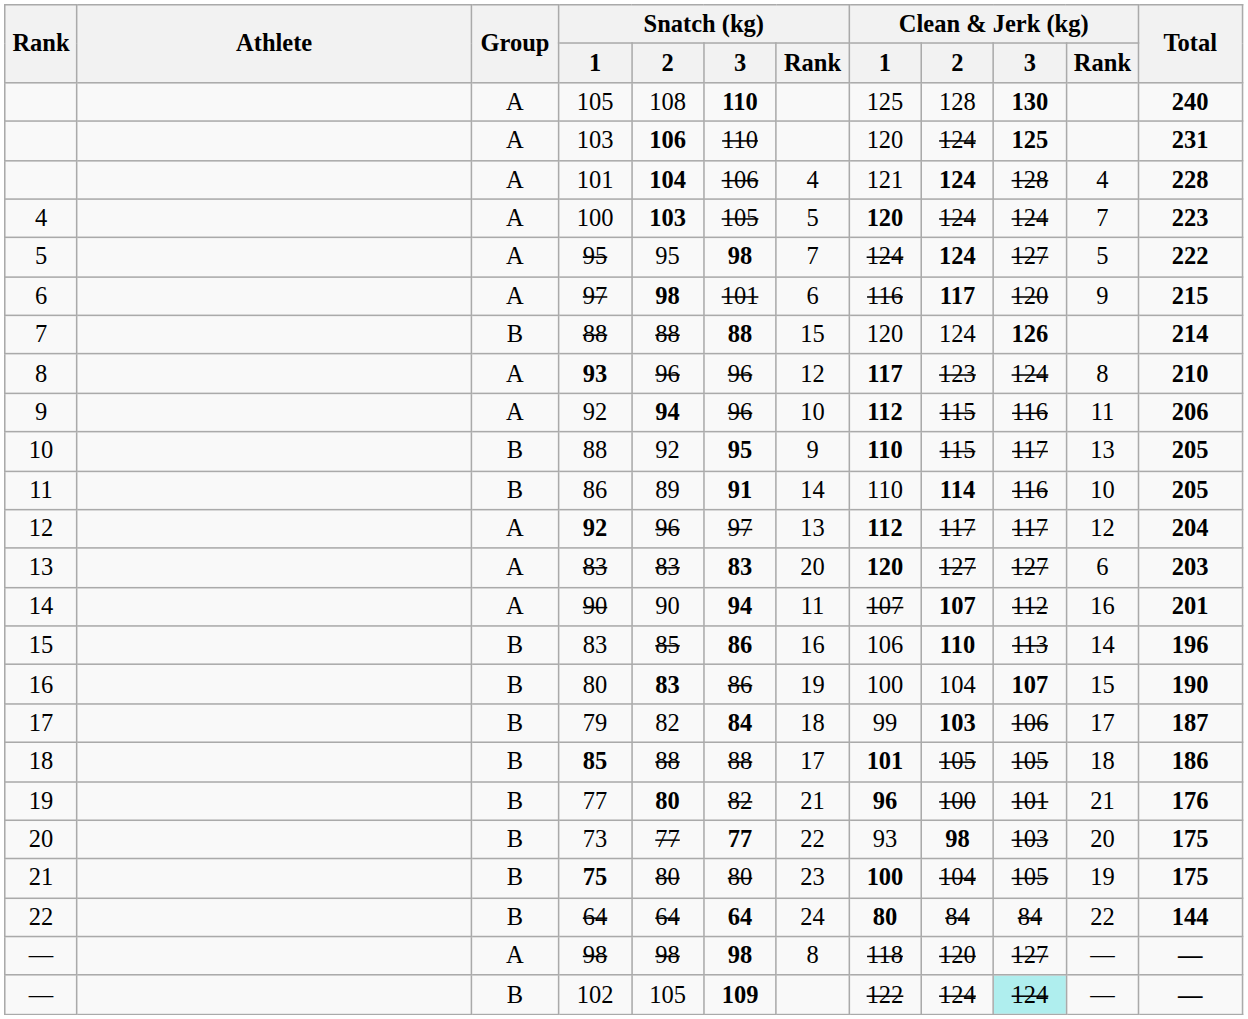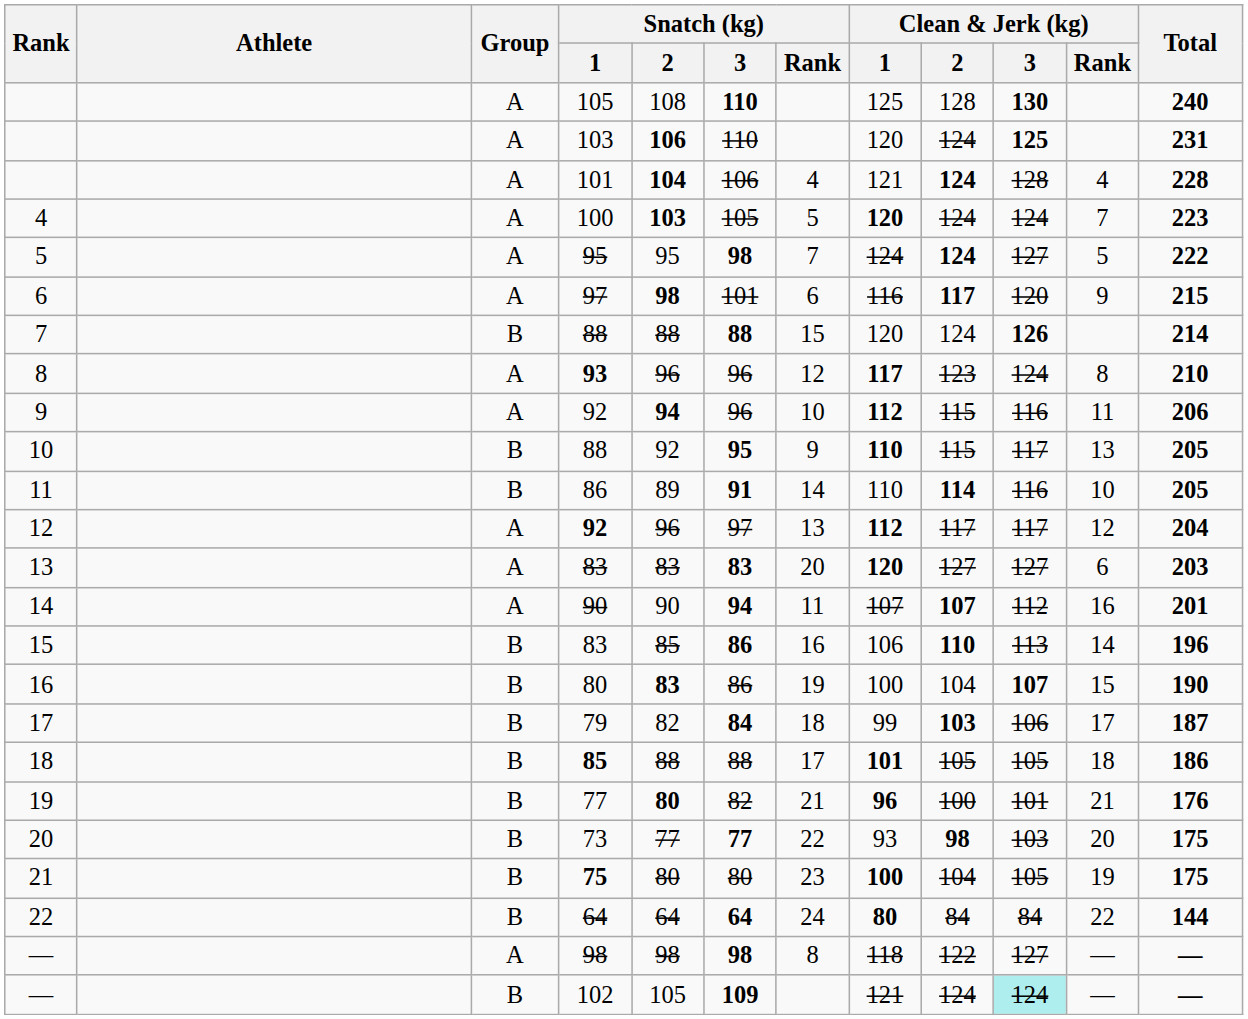(957, 955) 120 -> (957, 955) 122
(885, 994) 122 -> (885, 994) 121
